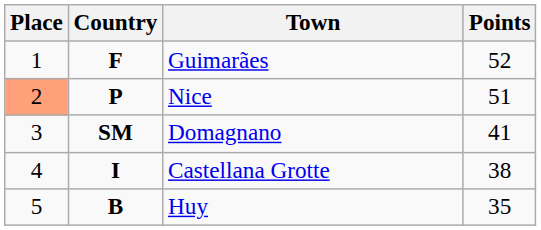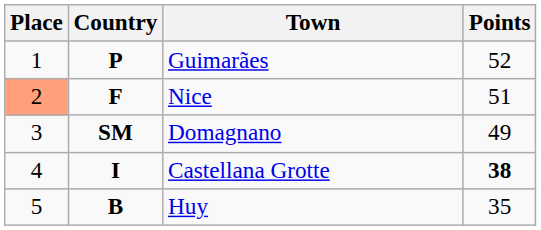(115, 59) F -> (115, 59) P
(115, 96) P -> (115, 96) F
(500, 133) 41 -> (500, 133) 49
(500, 170) normal -> (500, 170) bold
